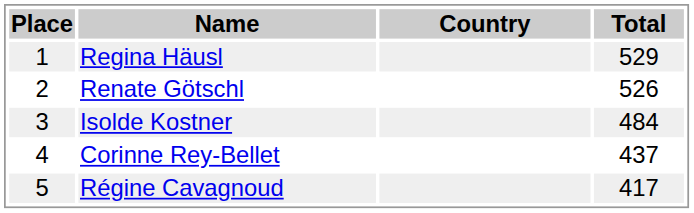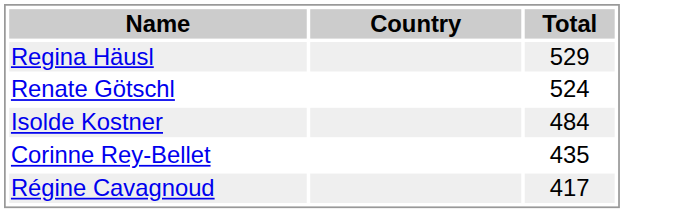- column: (42, 24)
(639, 90) 526 -> (570, 90) 524
(639, 155) 437 -> (570, 155) 435
